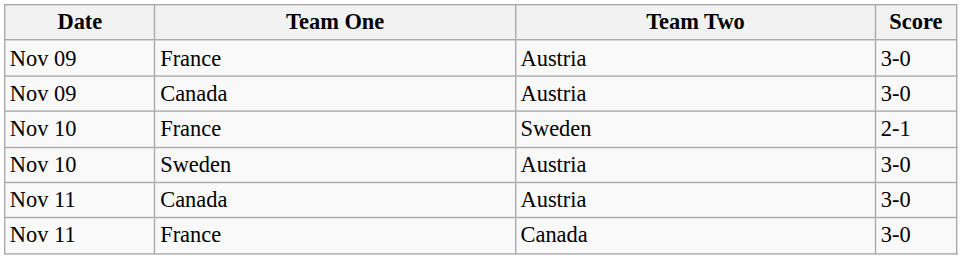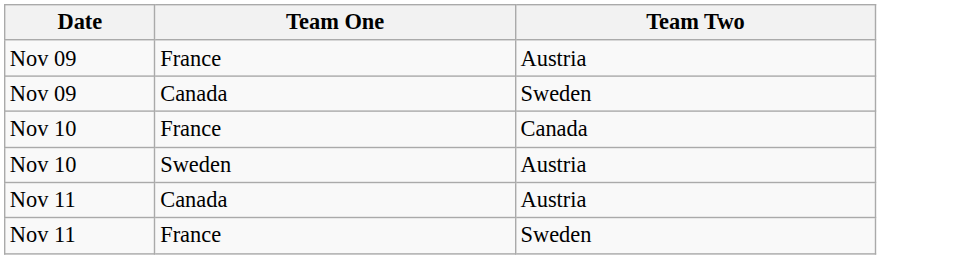- column: (916, 22)
(553, 93) Austria -> (556, 93) Sweden
(556, 128) Sweden -> (554, 128) Canada
(554, 235) Canada -> (556, 235) Sweden
